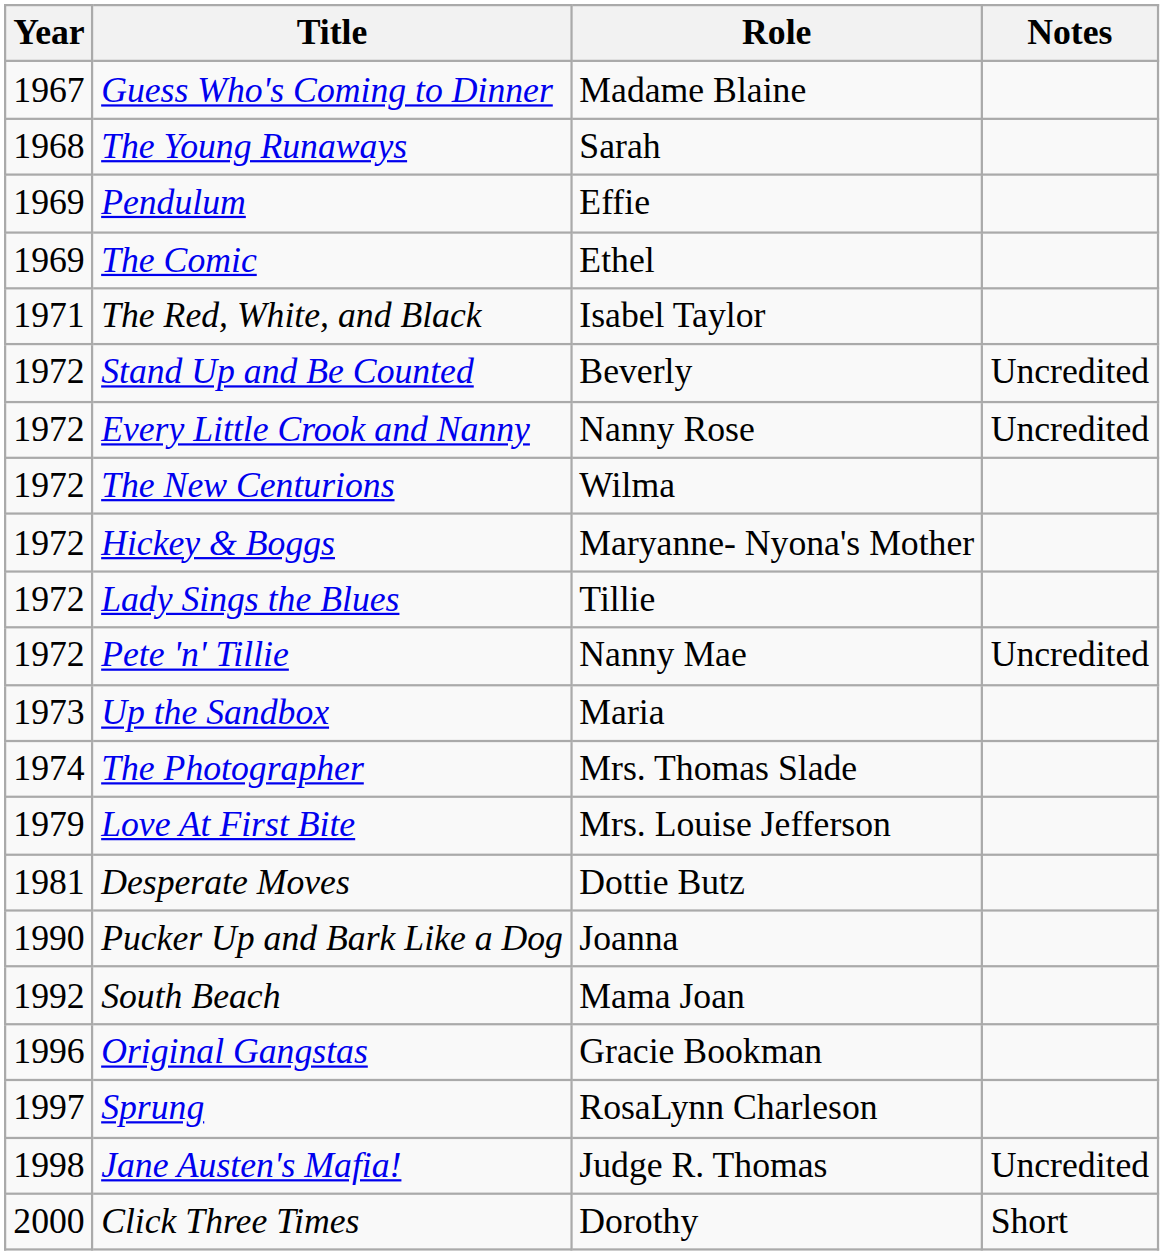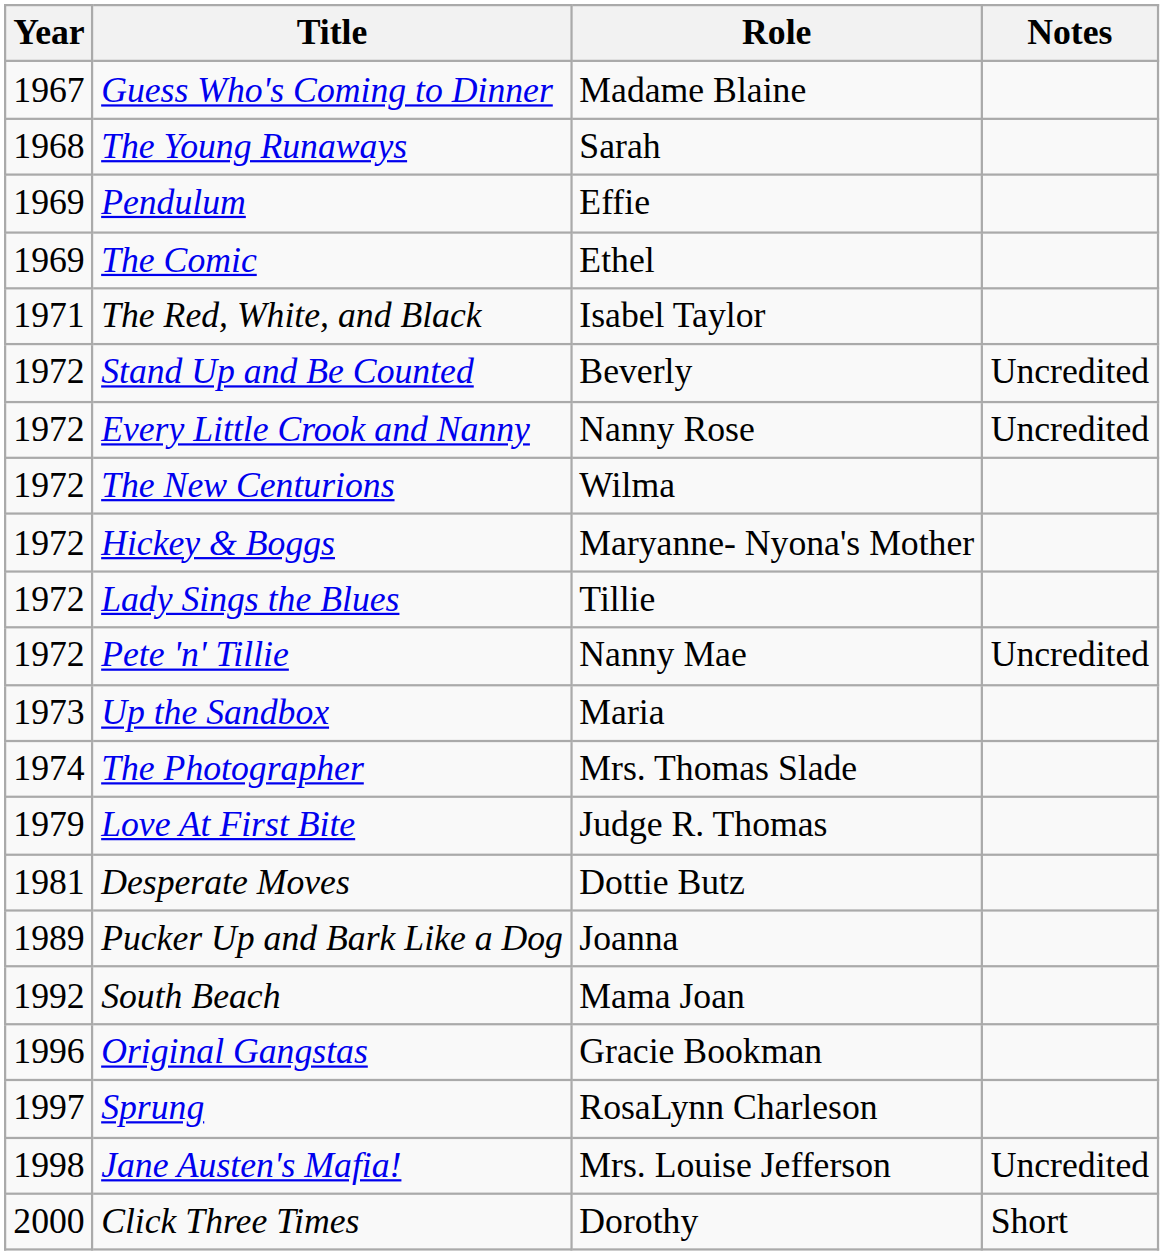(735, 825) Mrs. Louise Jefferson -> (703, 825) Judge R. Thomas
(49, 938) 1990 -> (49, 938) 1989
(703, 1164) Judge R. Thomas -> (735, 1164) Mrs. Louise Jefferson
